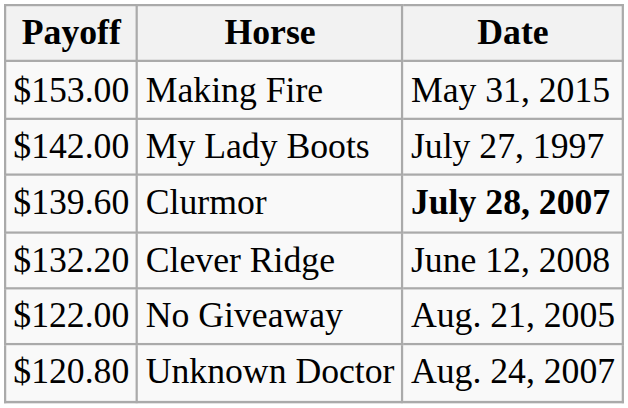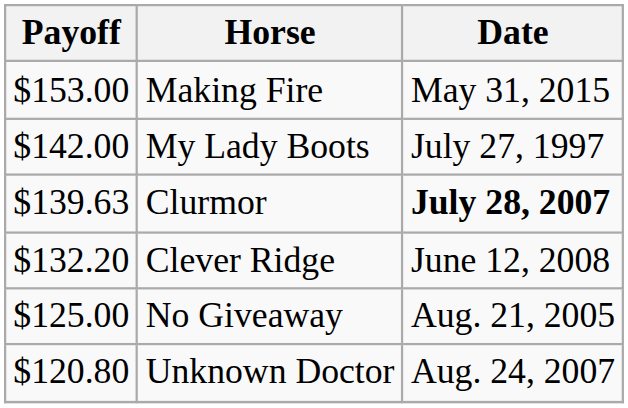(71, 202) $139.60 -> (71, 202) $139.63
(71, 315) $122.00 -> (71, 315) $125.00
